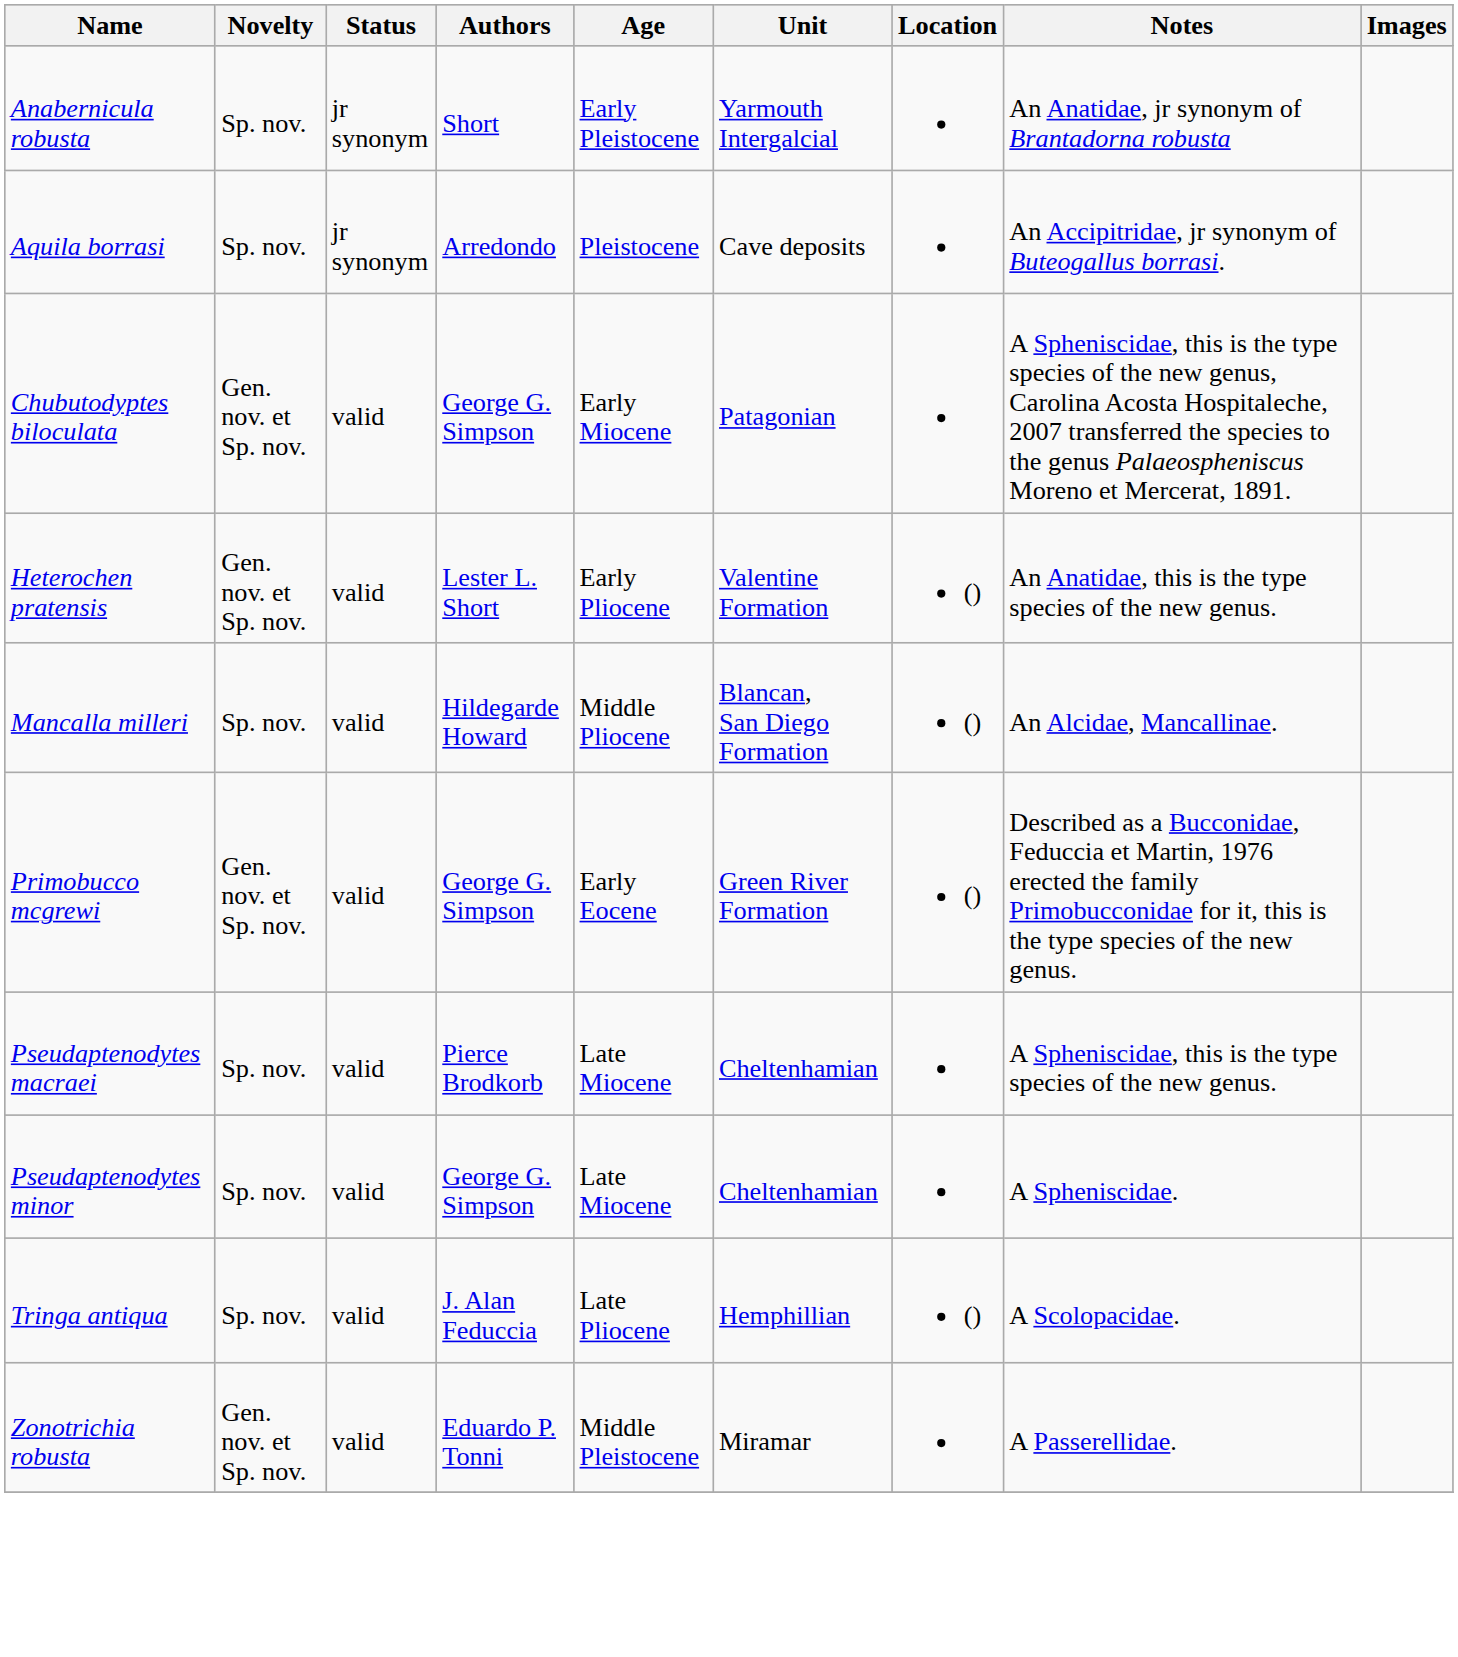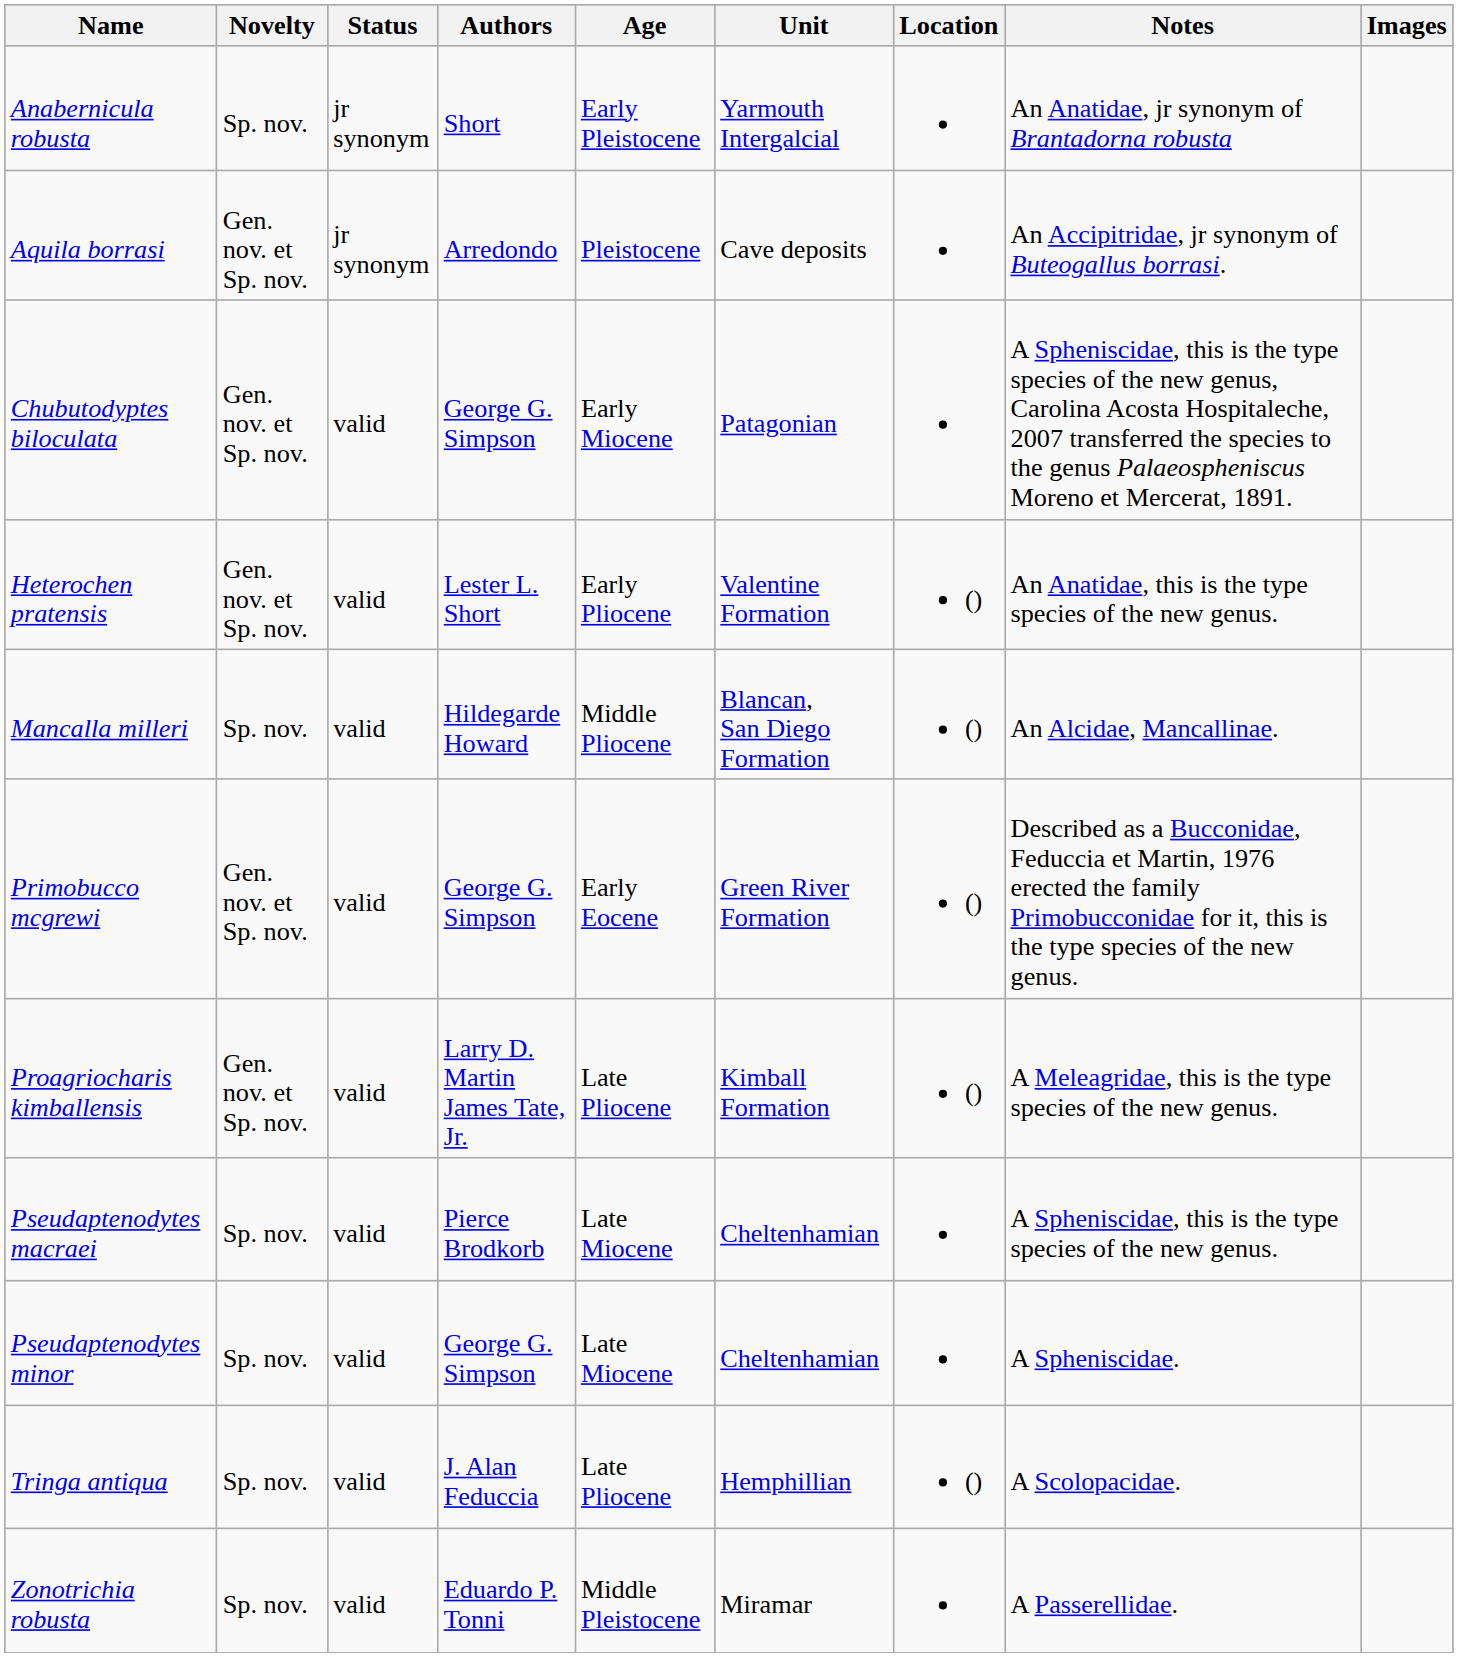(264, 246) Sp. nov. -> (265, 249) Gen. nov. et Sp. nov.
+ row: (91, 1092)
(264, 1441) Gen. nov. et Sp. nov. -> (265, 1604) Sp. nov.
